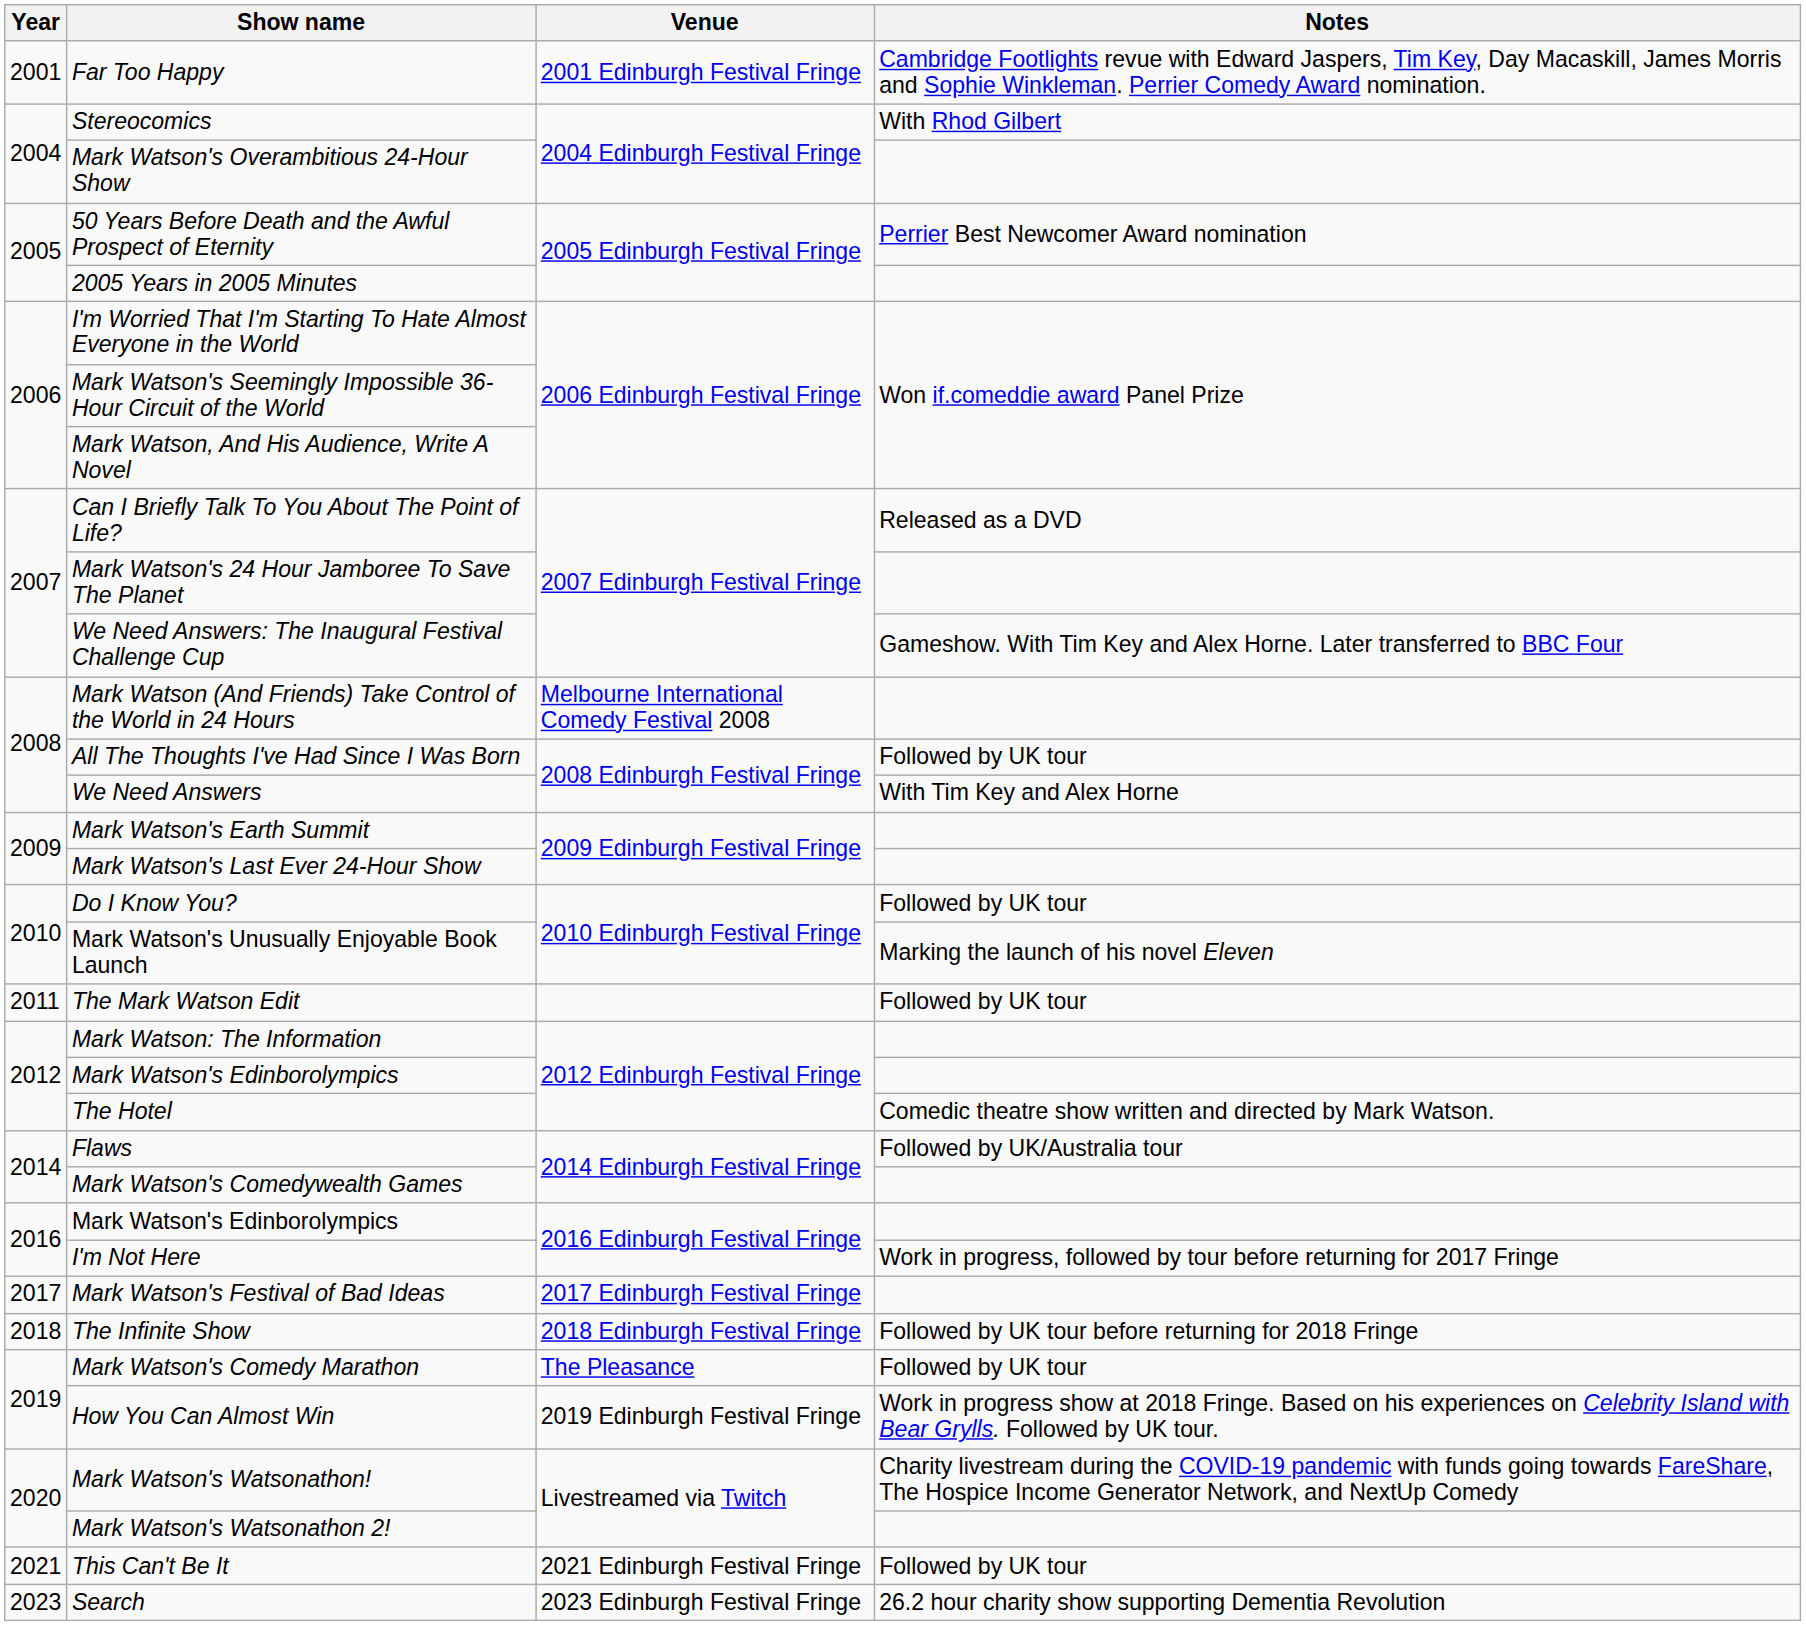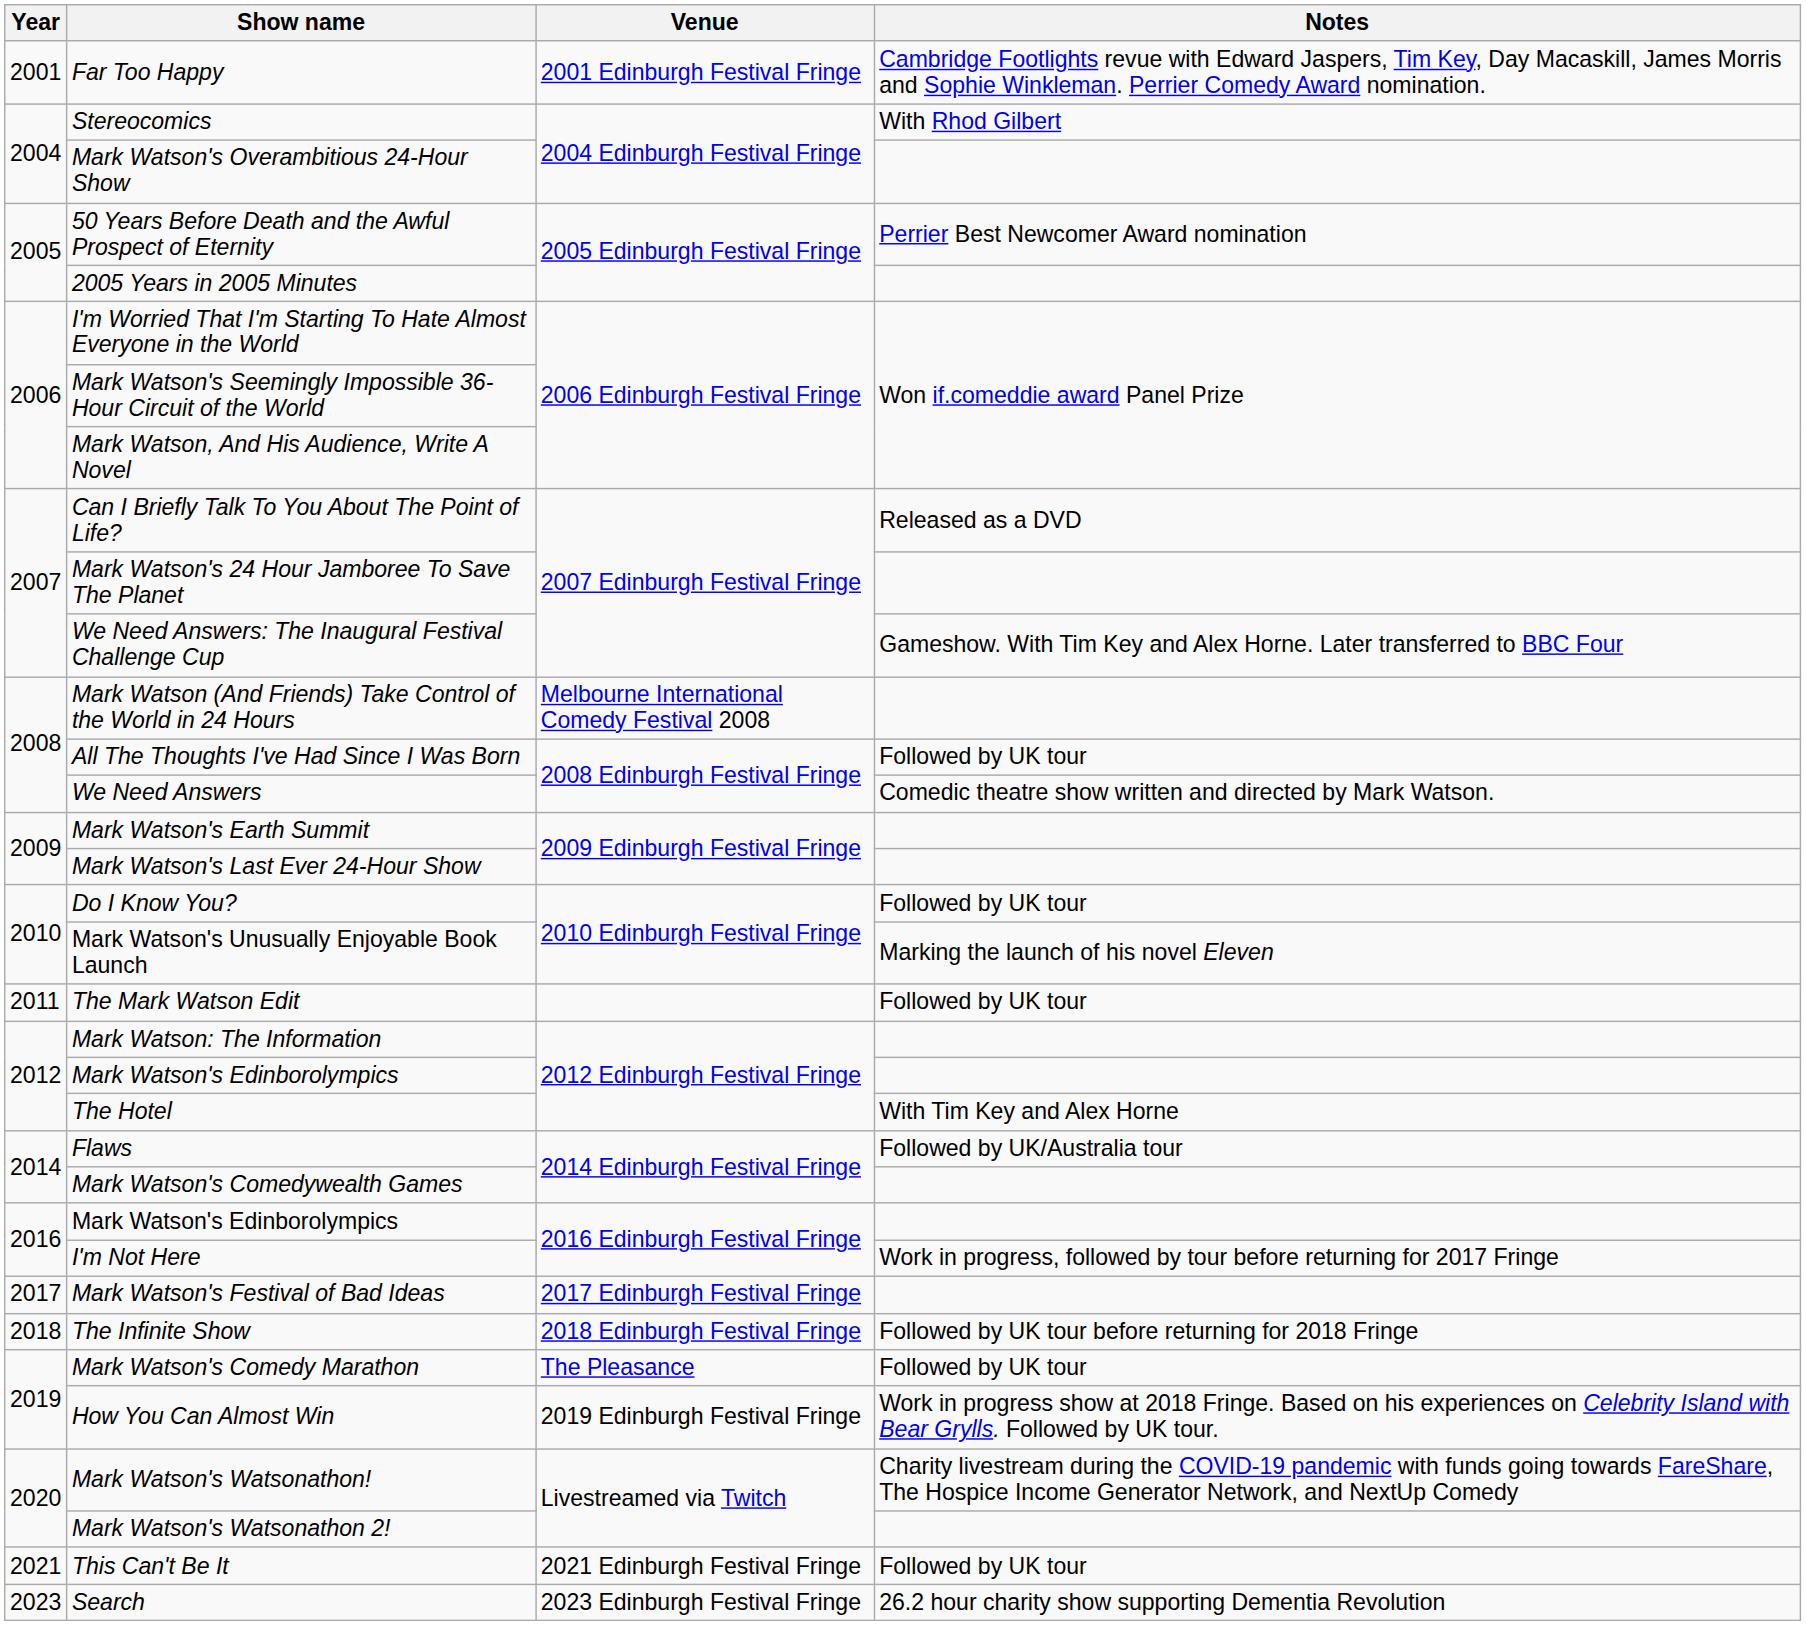(1029, 793) With Tim Key and Alex Horne -> (1187, 793) Comedic theatre show written and directed by Mark Watson.
(1187, 1111) Comedic theatre show written and directed by Mark Watson. -> (1029, 1111) With Tim Key and Alex Horne
